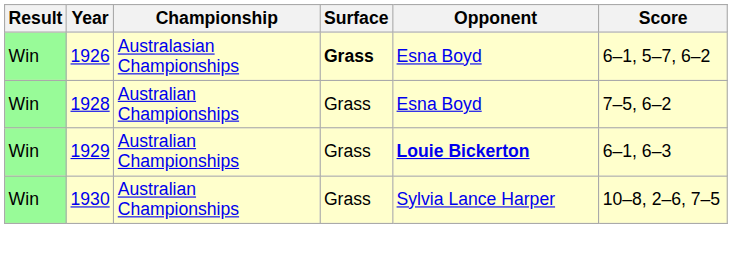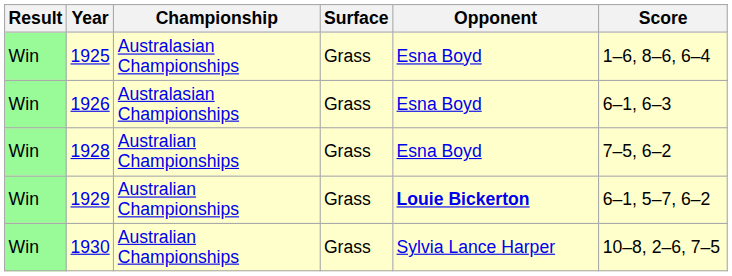+ row: (90, 56)
(349, 56) bold -> (347, 103) normal
(657, 56) 6–1, 5–7, 6–2 -> (637, 103) 6–1, 6–3
(637, 151) 6–1, 6–3 -> (657, 199) 6–1, 5–7, 6–2
